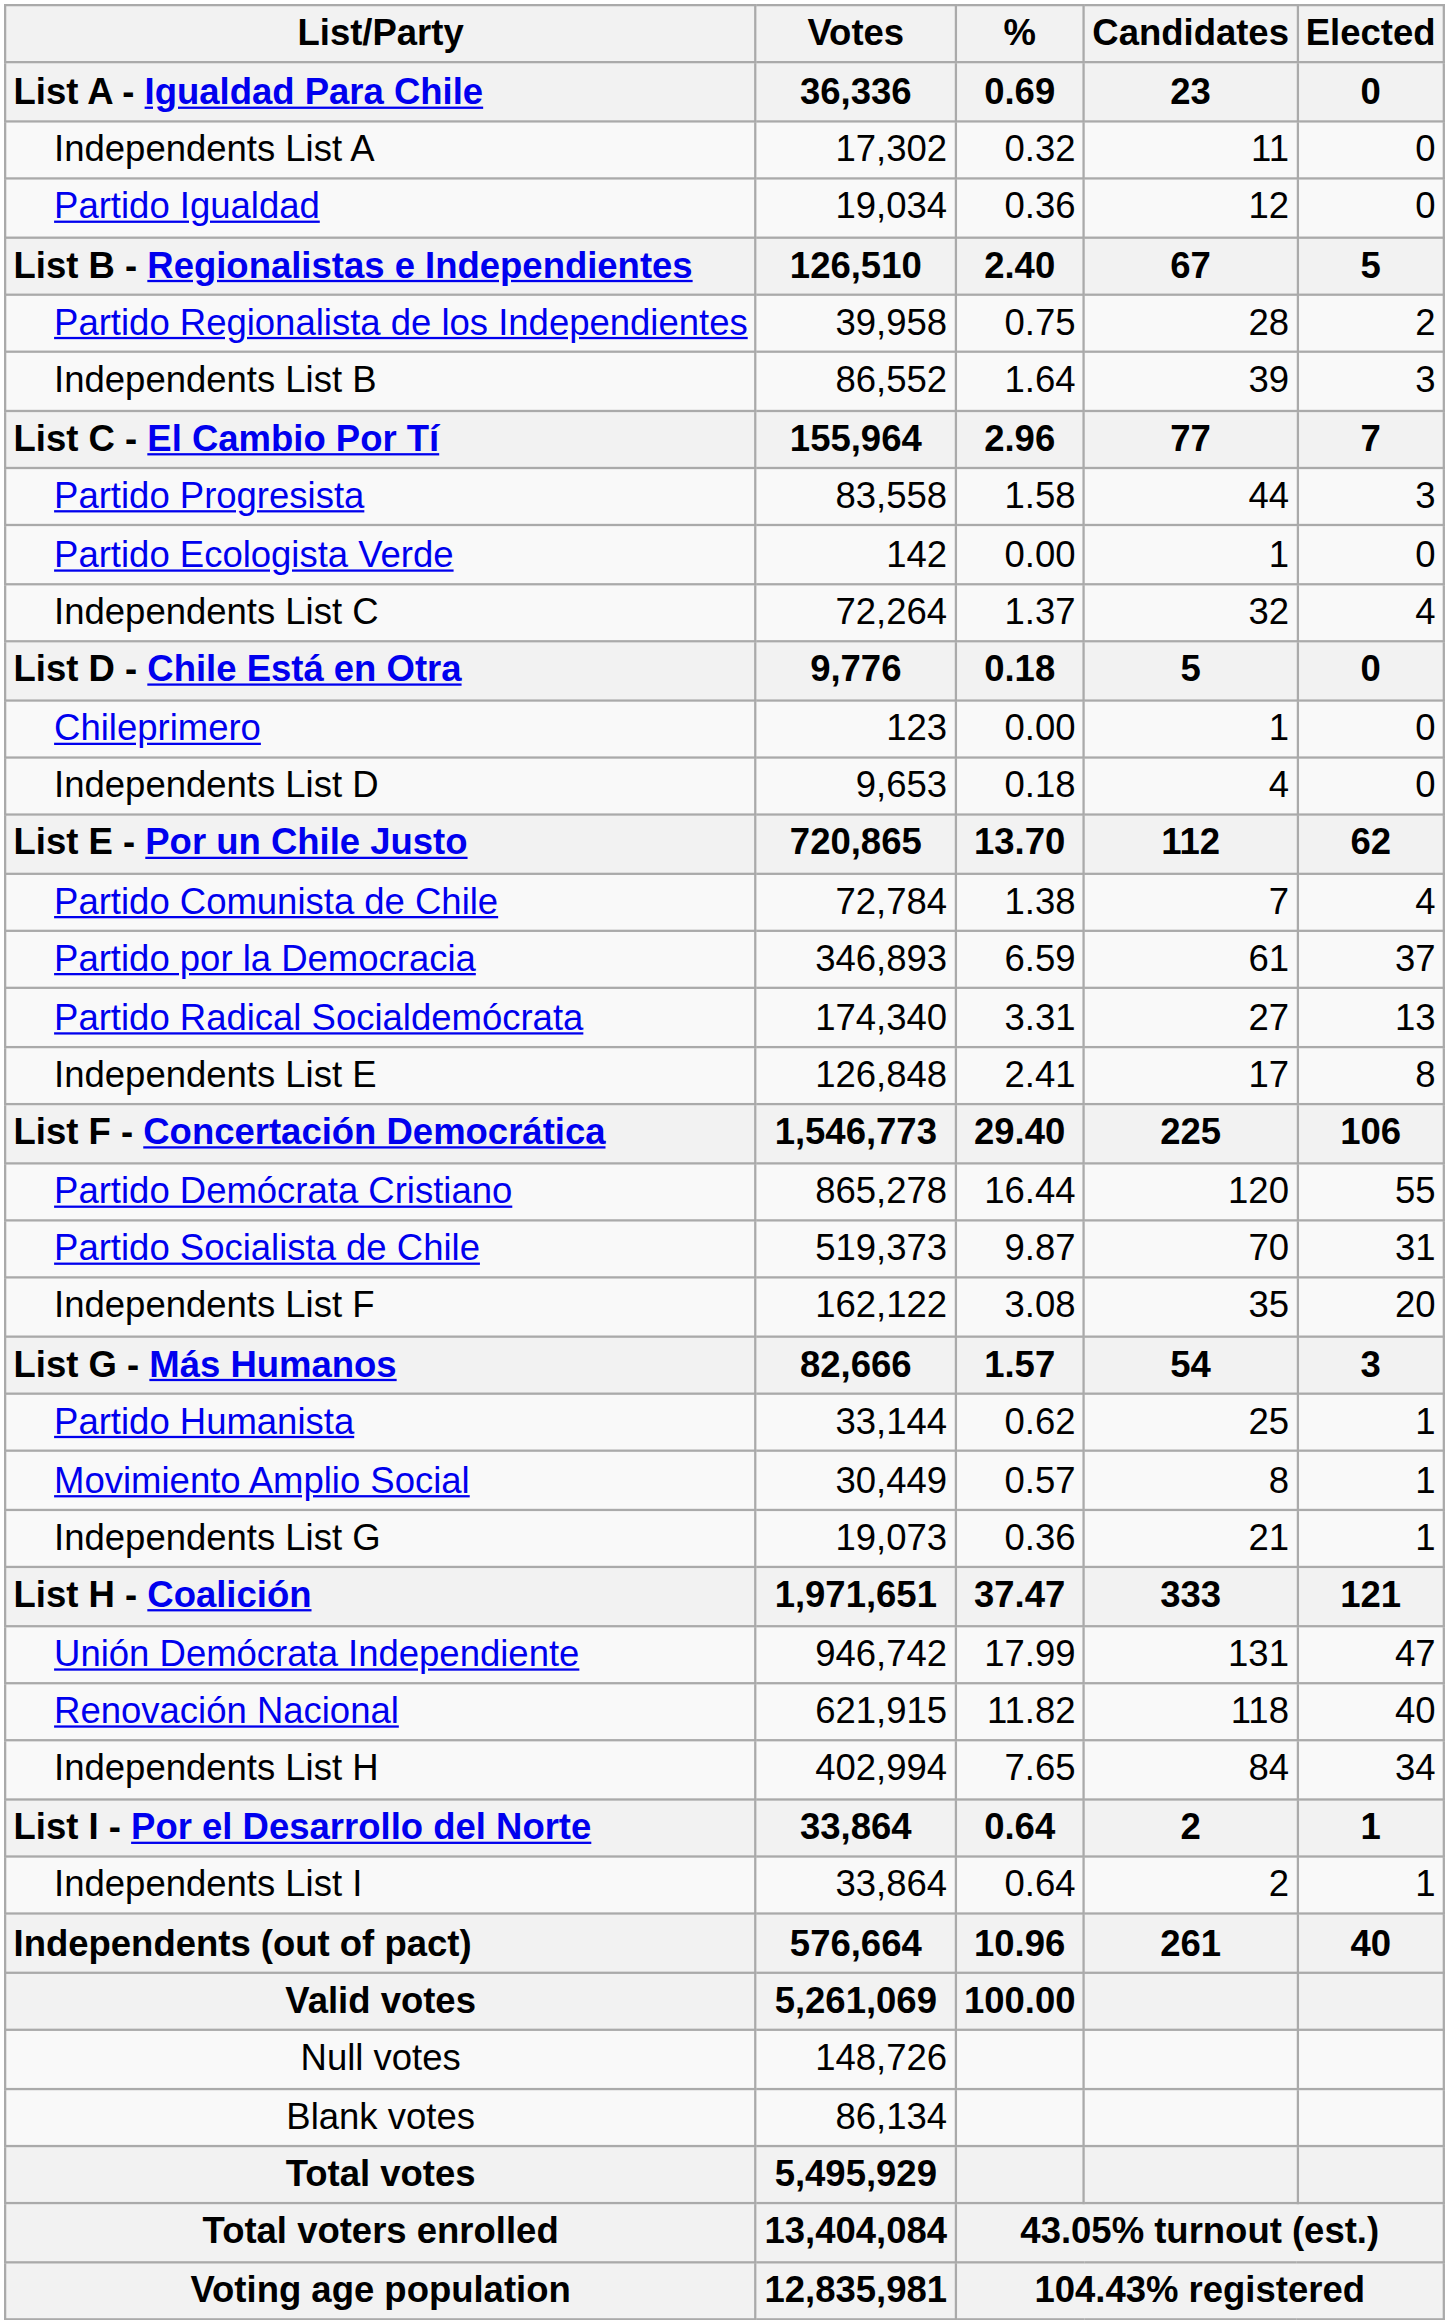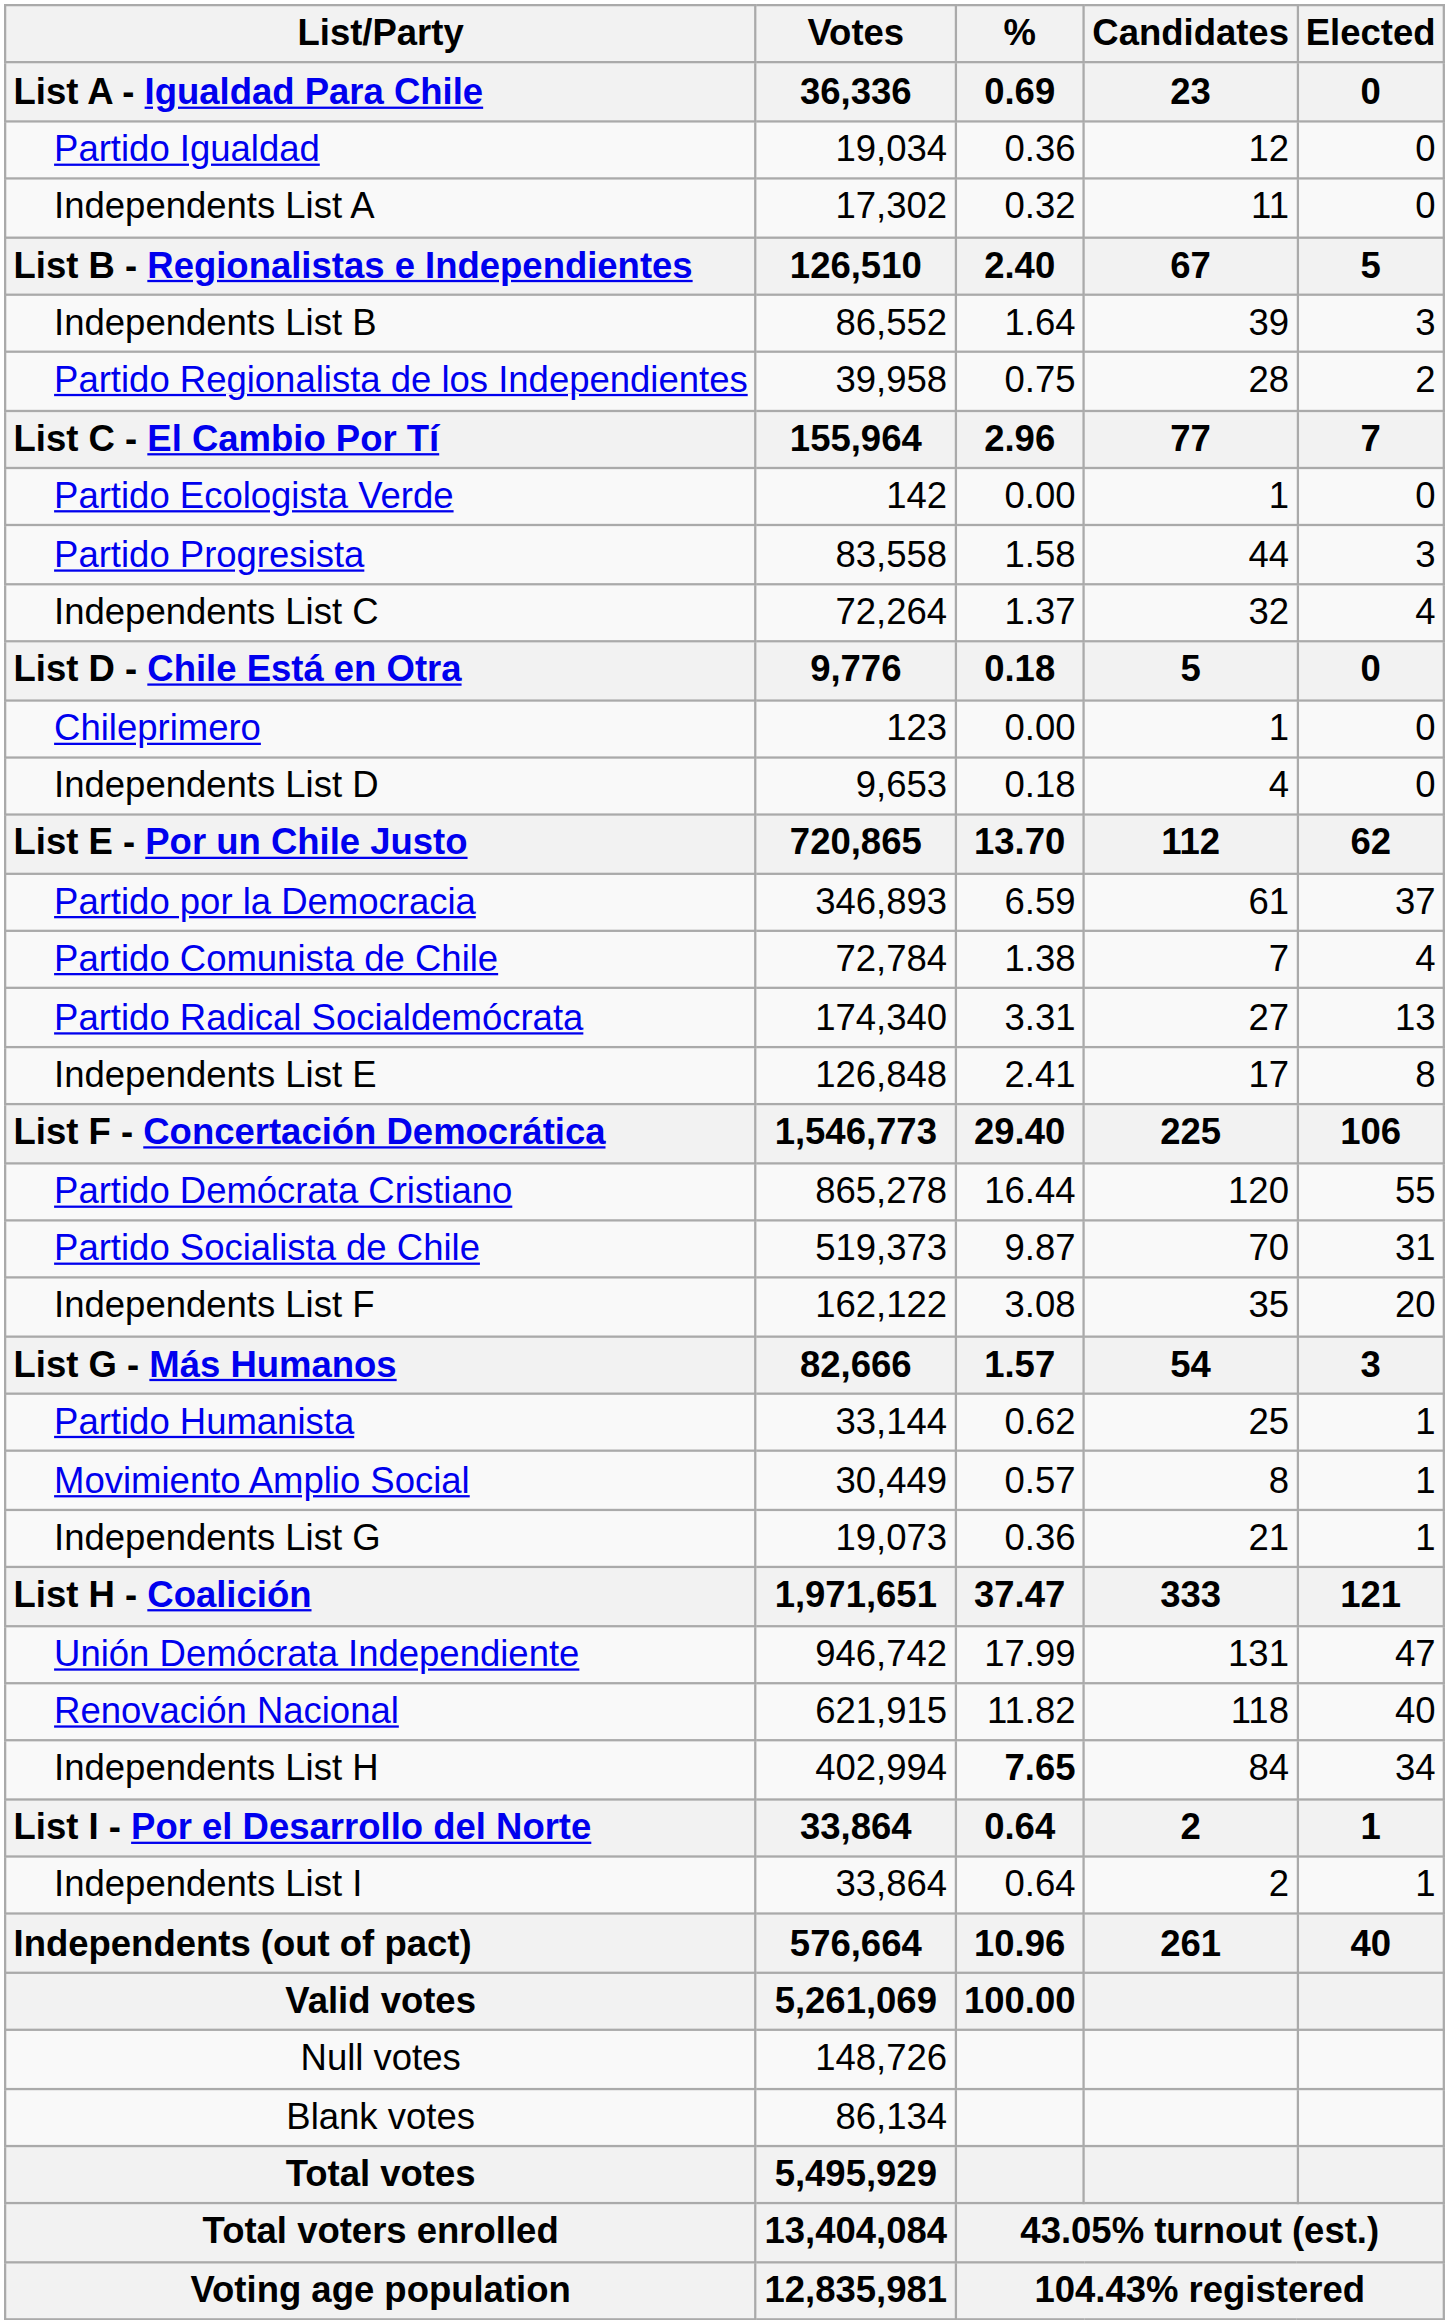rows swapped: (167, 206) <-> (194, 149)
rows swapped: (381, 322) <-> (195, 380)
rows swapped: (189, 496) <-> (234, 554)
rows swapped: (256, 901) <-> (245, 959)
(1040, 1769) normal -> (1040, 1769) bold
